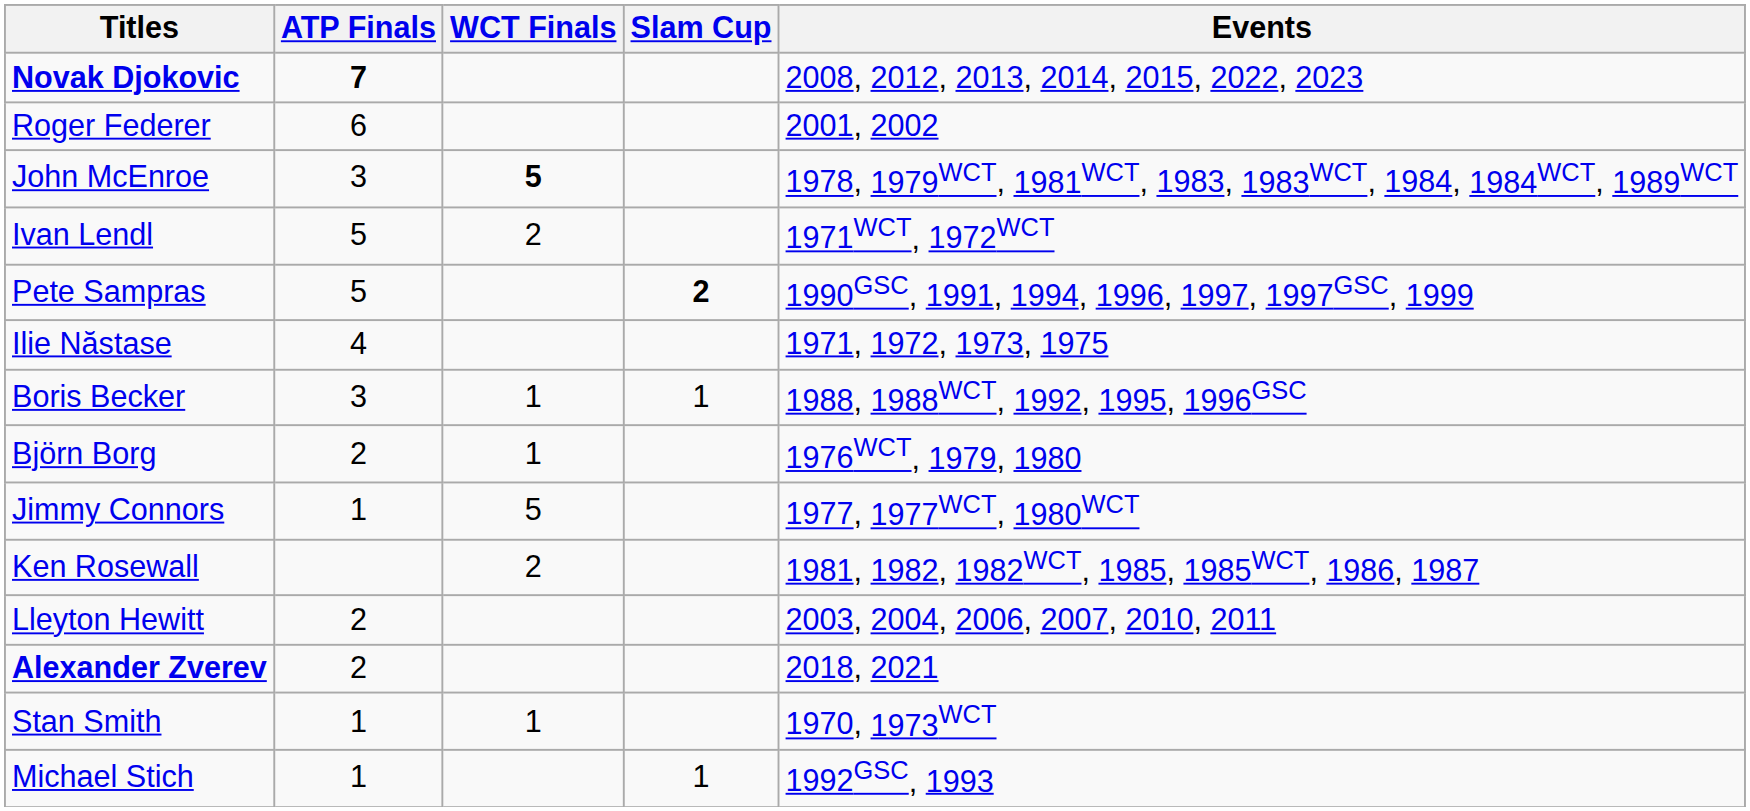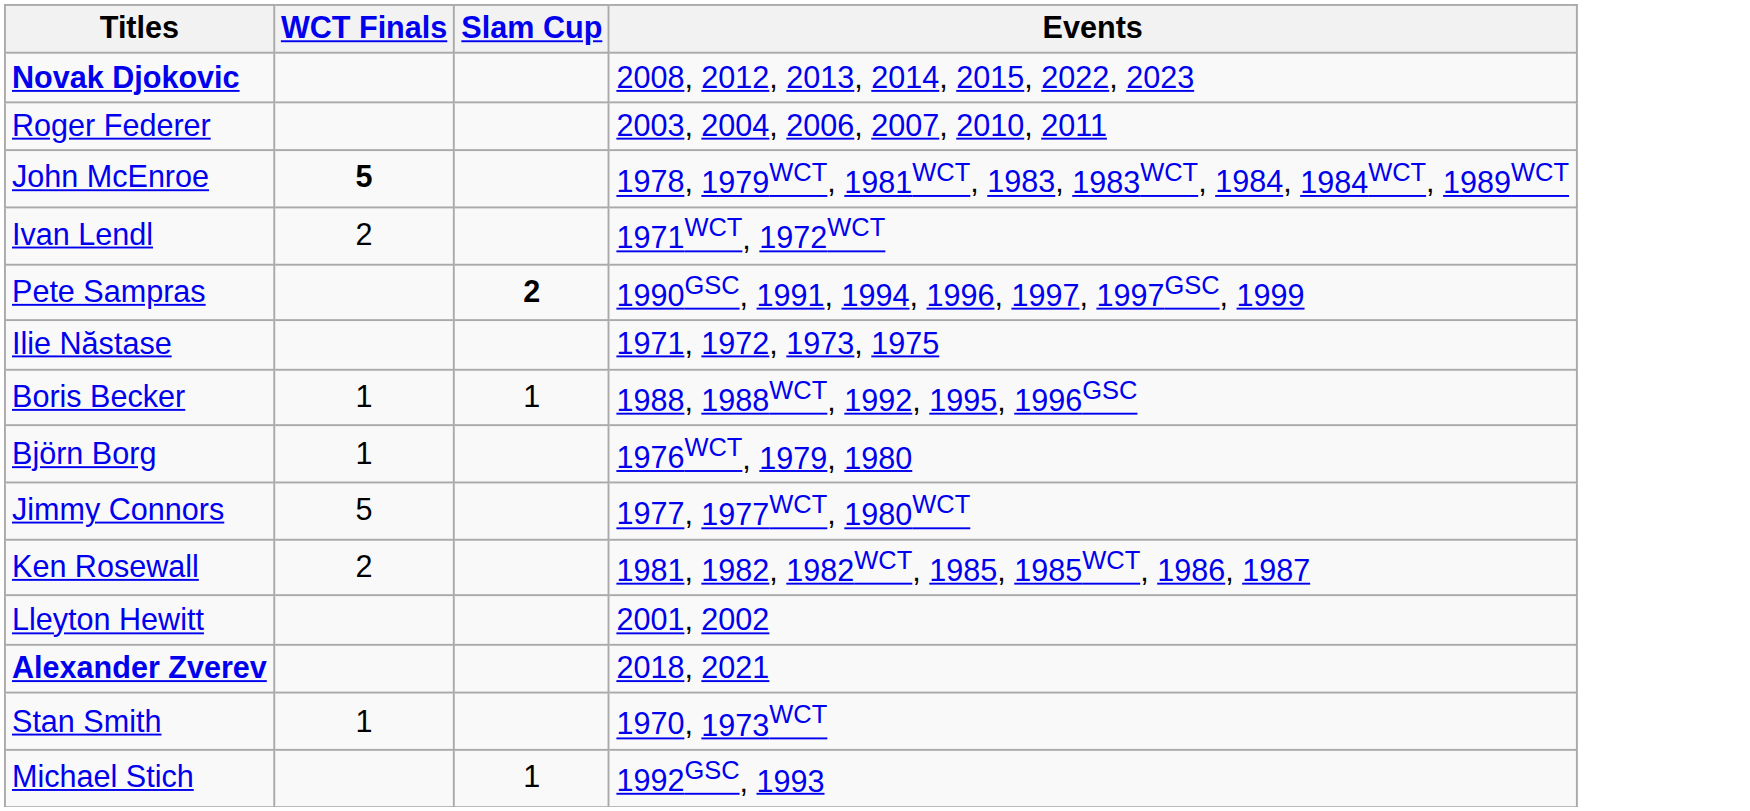- column: (358, 28)
(862, 125) 2001, 2002 -> (862, 125) 2003, 2004, 2006, 2007, 2010, 2011
(1031, 619) 2003, 2004, 2006, 2007, 2010, 2011 -> (693, 619) 2001, 2002
